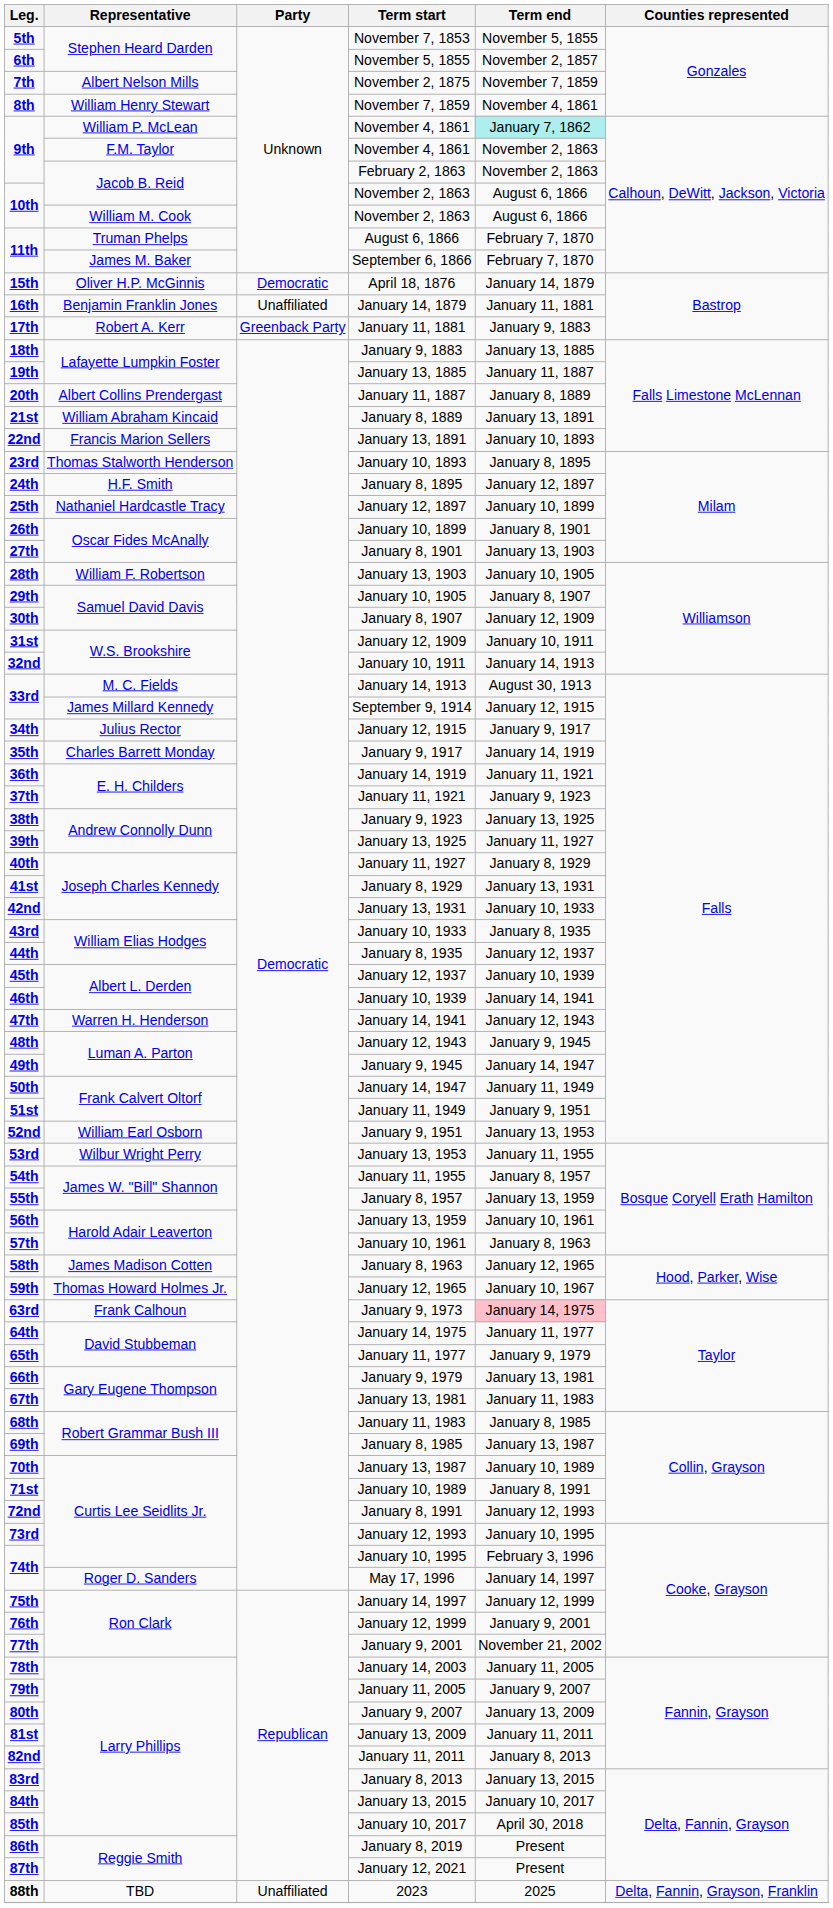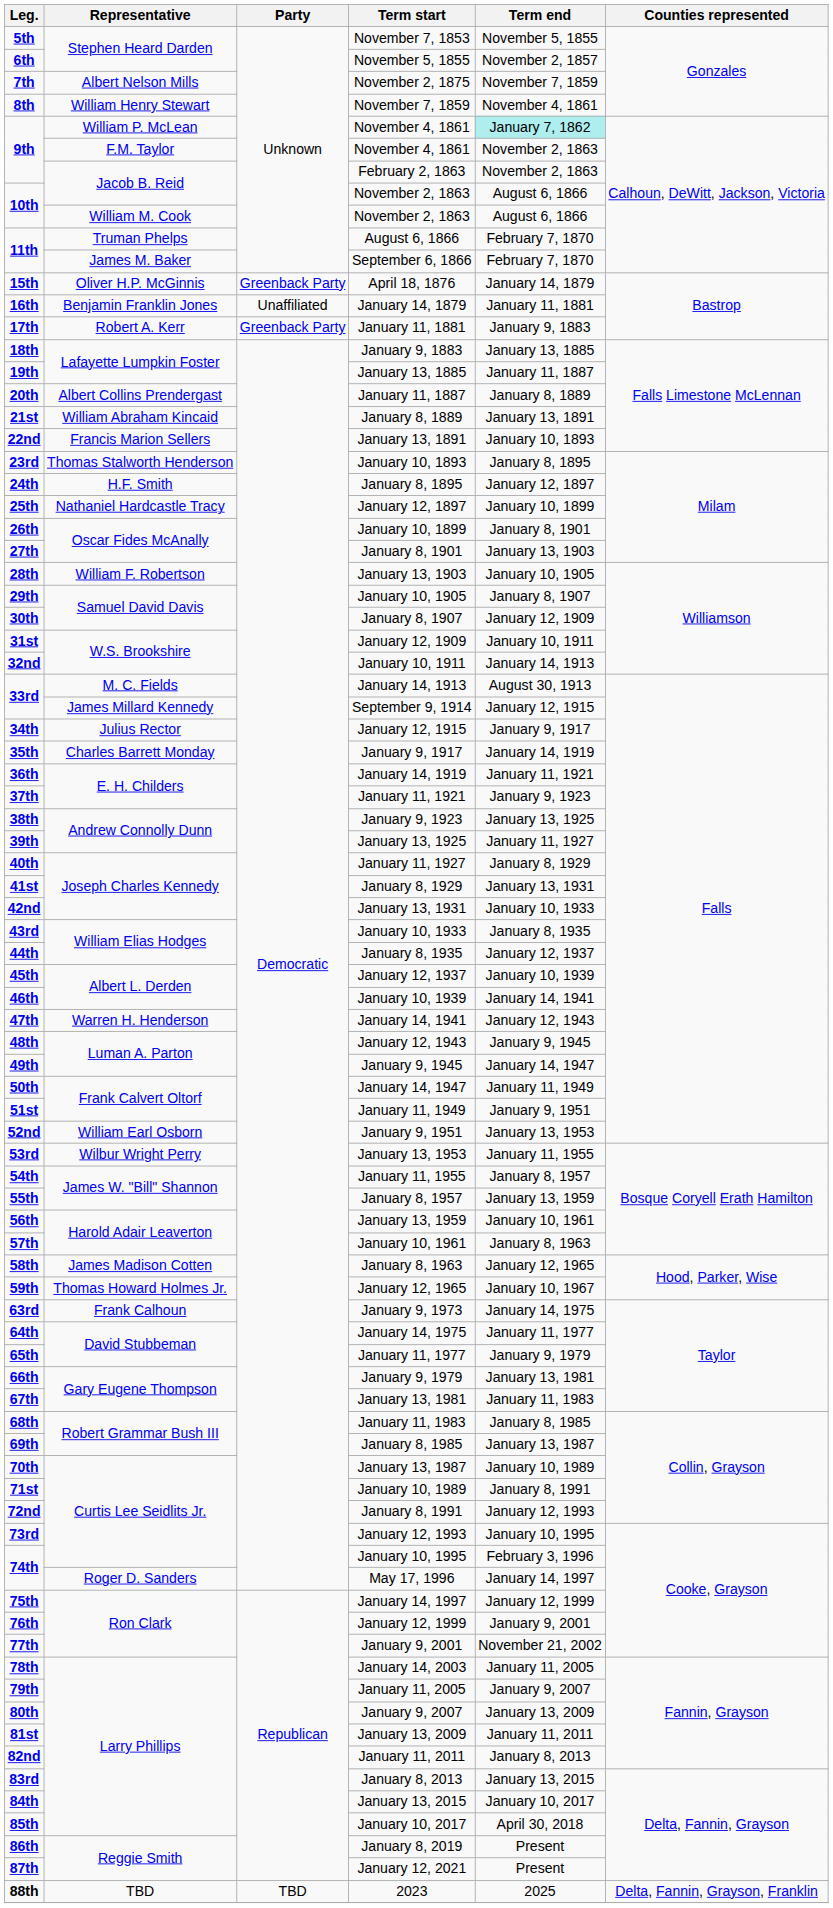(293, 283) Democratic -> (293, 283) Greenback Party
(540, 1310) pink background -> (540, 1310) no background
(293, 1891) Unaffiliated -> (293, 1891) TBD
